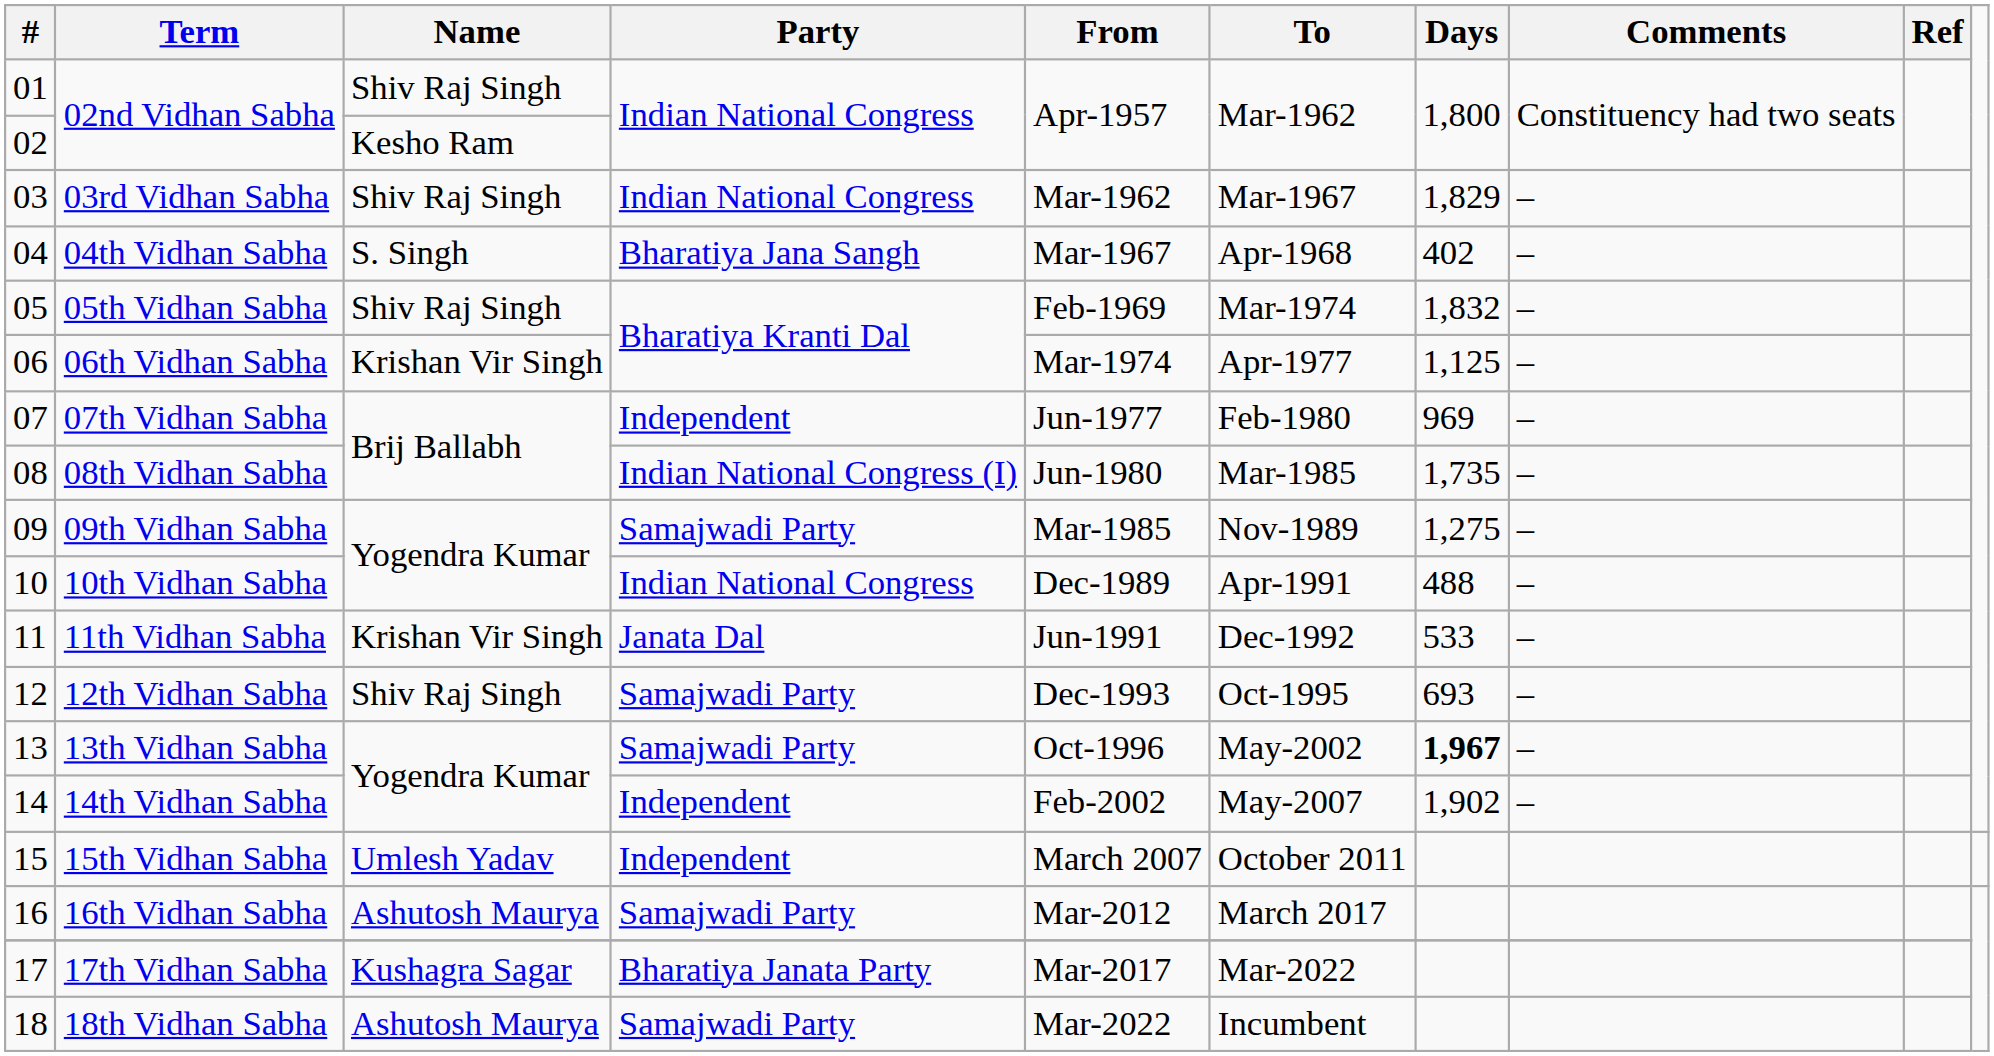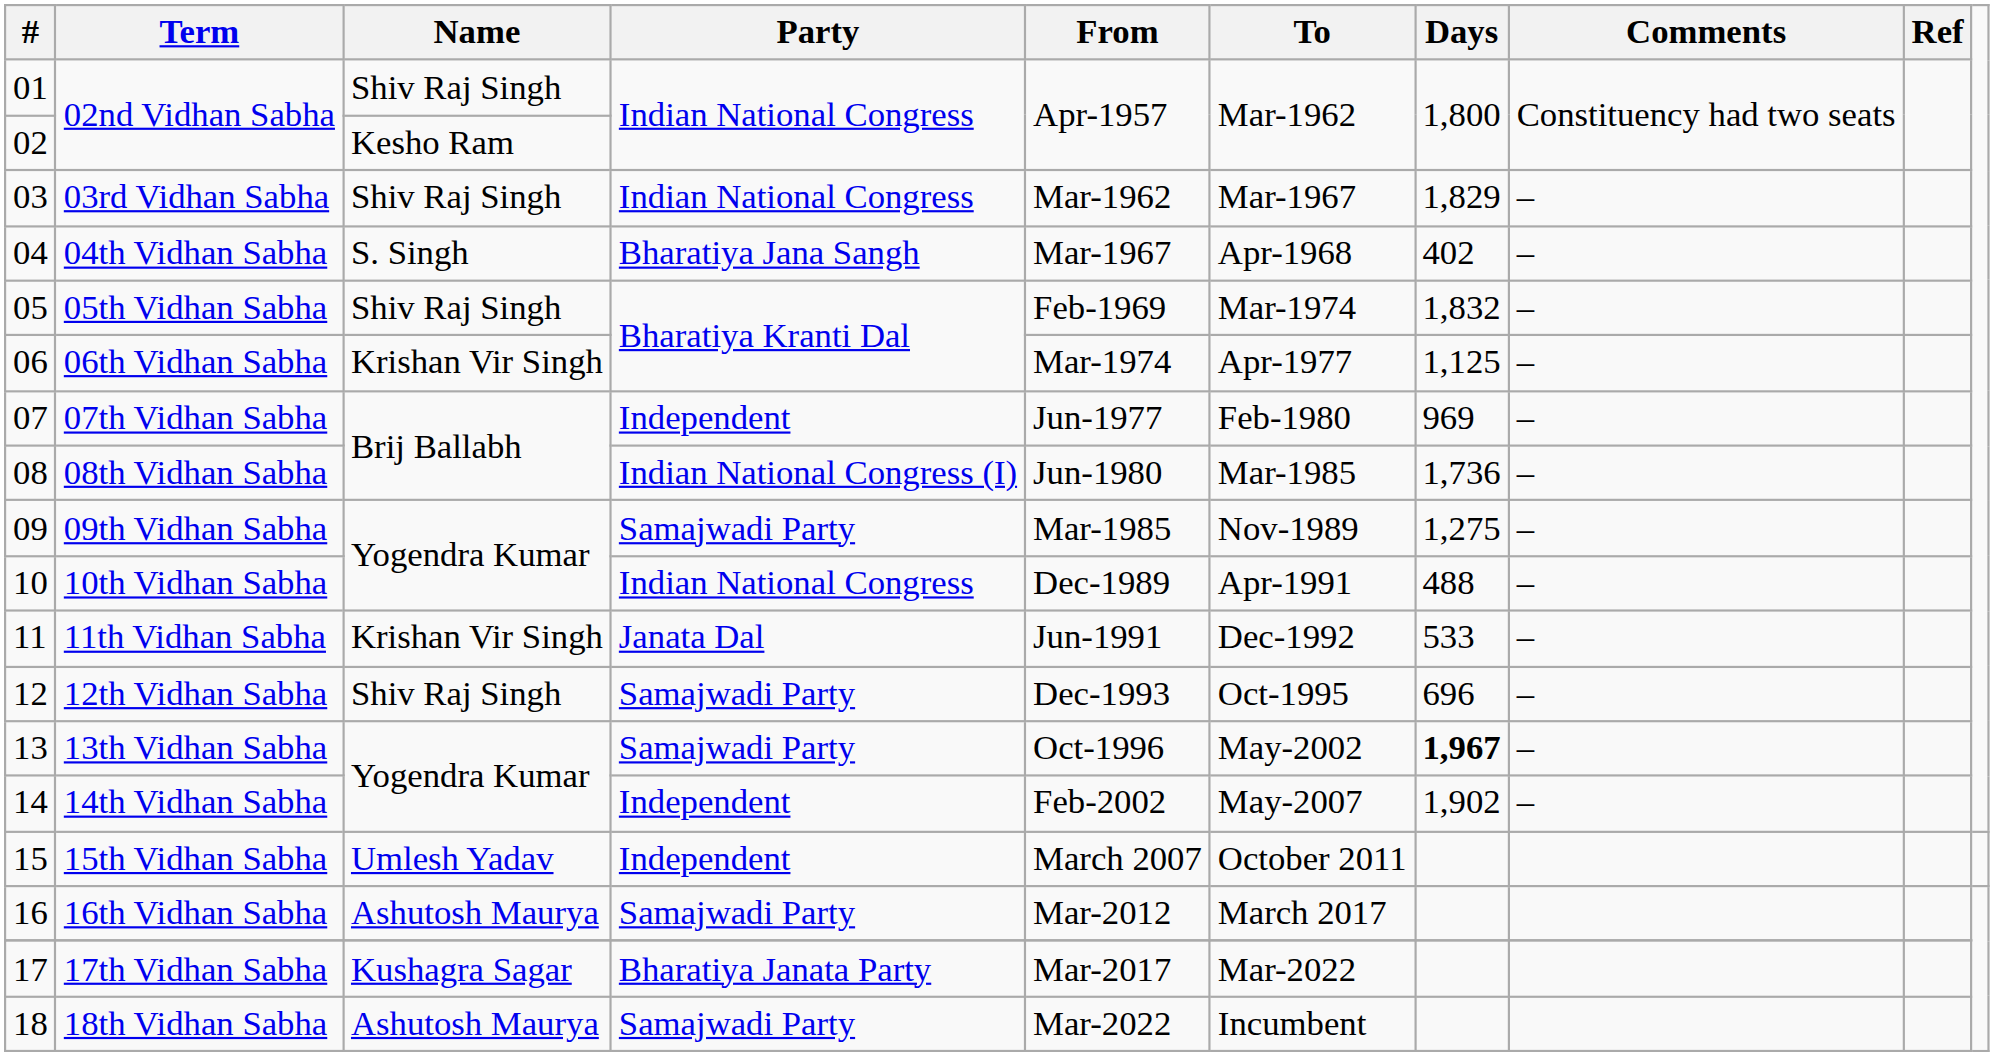(1462, 472) 1,735 -> (1462, 472) 1,736
(1449, 692) 693 -> (1449, 692) 696
